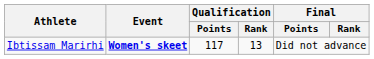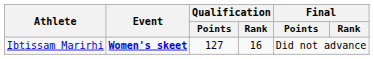(214, 45) 117 -> (214, 45) 127
(256, 45) 13 -> (256, 45) 16
